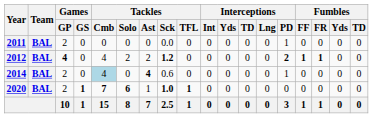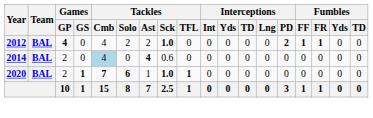- row: (16, 43)
(167, 58) 1.2 -> (167, 43) 1.0
(287, 74) 1 -> (287, 58) 0
